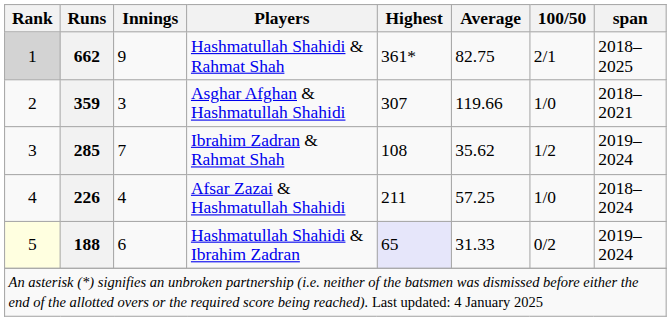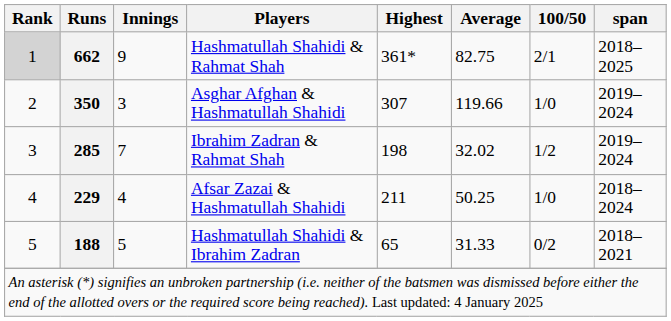(87, 103) 359 -> (87, 103) 350
(620, 103) 2018–2021 -> (620, 103) 2019–2024
(394, 150) 108 -> (394, 150) 198
(475, 150) 35.62 -> (475, 150) 32.02
(87, 197) 226 -> (87, 197) 229
(475, 197) 57.25 -> (475, 197) 50.25
(32, 244) lightyellow background -> (32, 244) no background
(122, 244) 6 -> (122, 244) 5
(390, 244) lavender background -> (390, 244) no background
(620, 244) 2019–2024 -> (620, 244) 2018–2021
